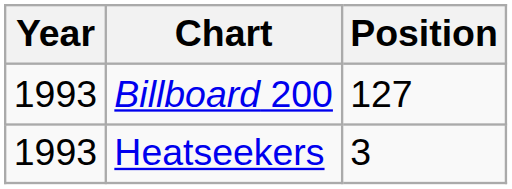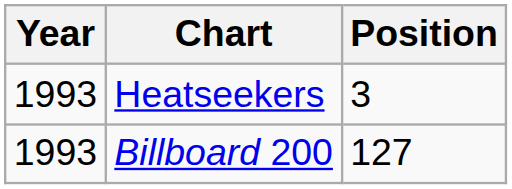rows swapped: (219, 152) <-> (224, 93)
